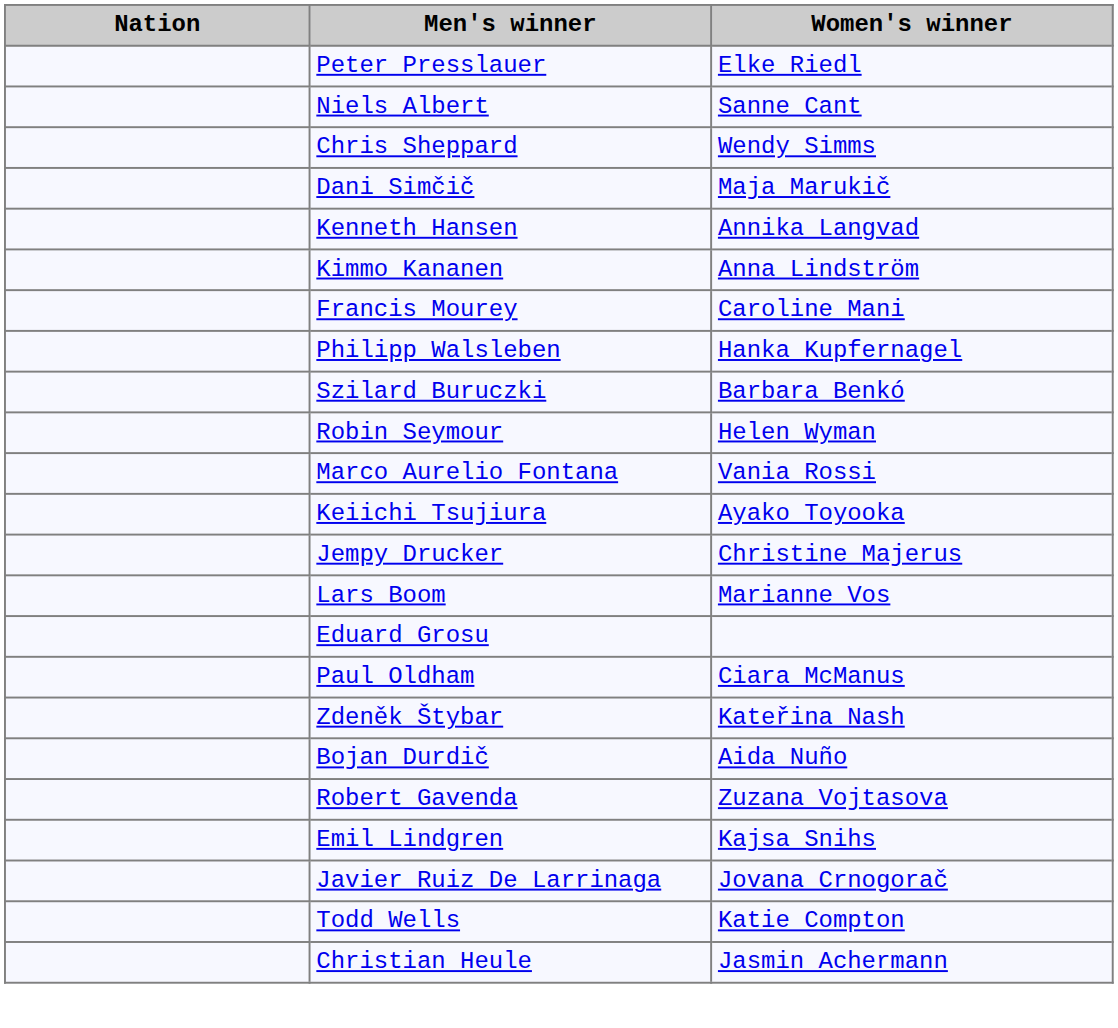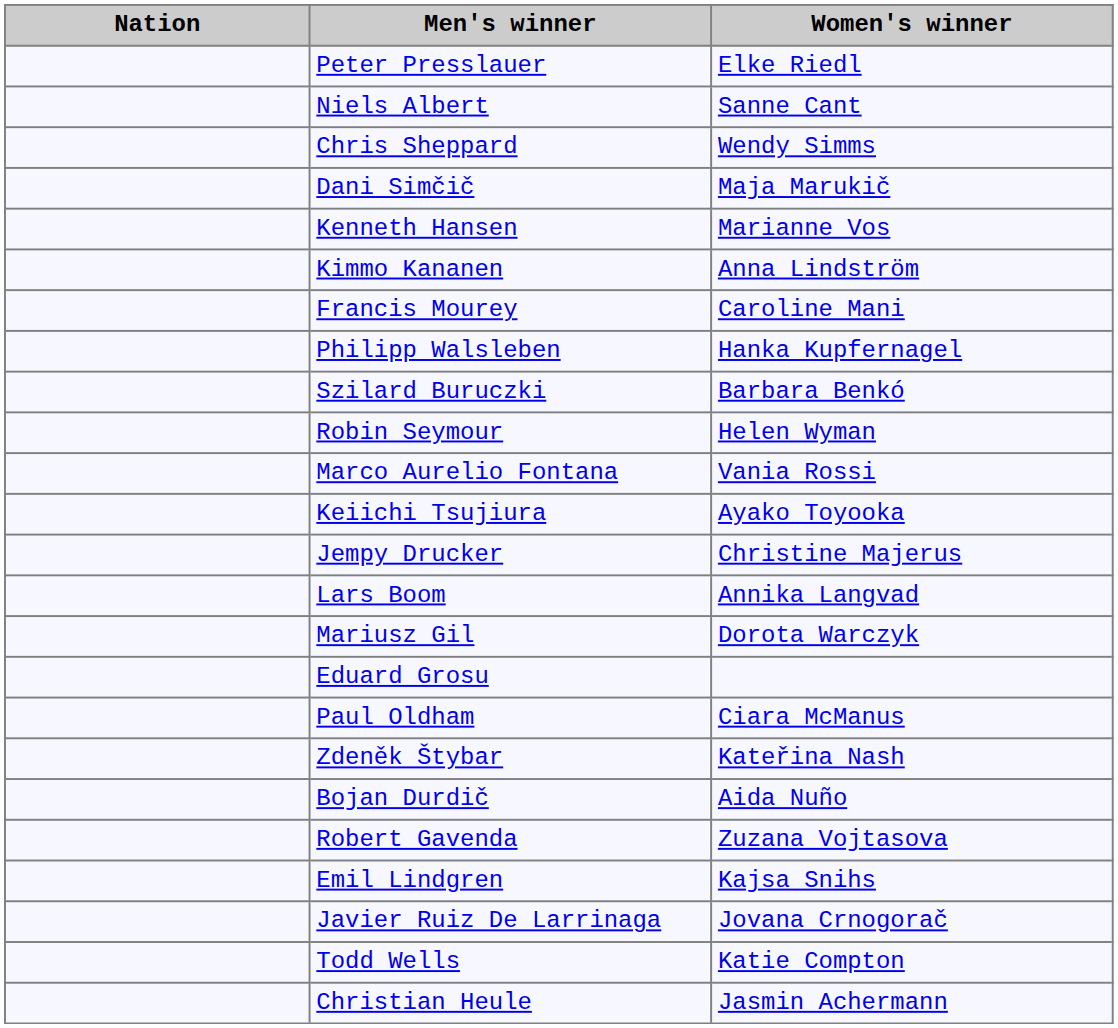(819, 229) Annika Langvad -> (804, 229) Marianne Vos
(804, 596) Marianne Vos -> (819, 596) Annika Langvad
+ row: (395, 636)
